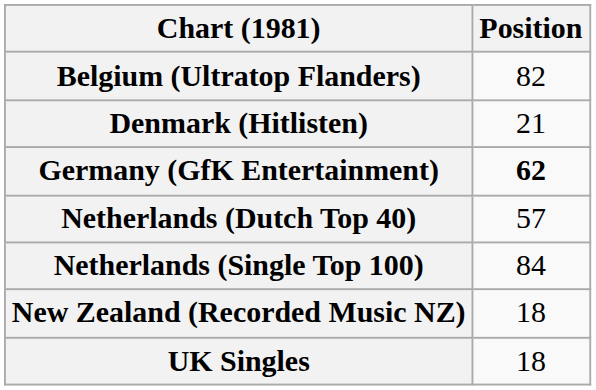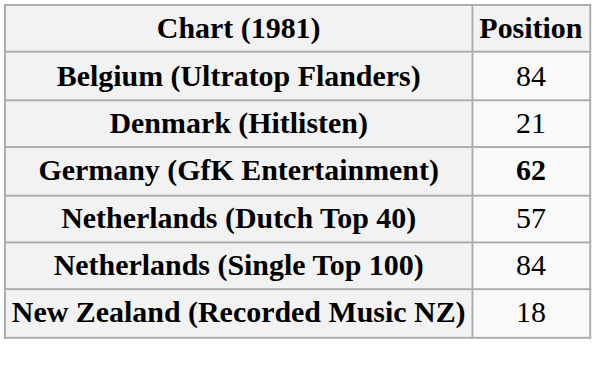(531, 75) 82 -> (531, 75) 84
- row: (239, 360)
